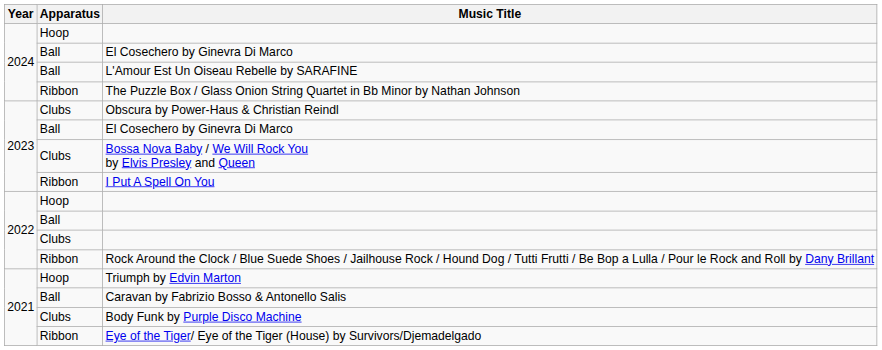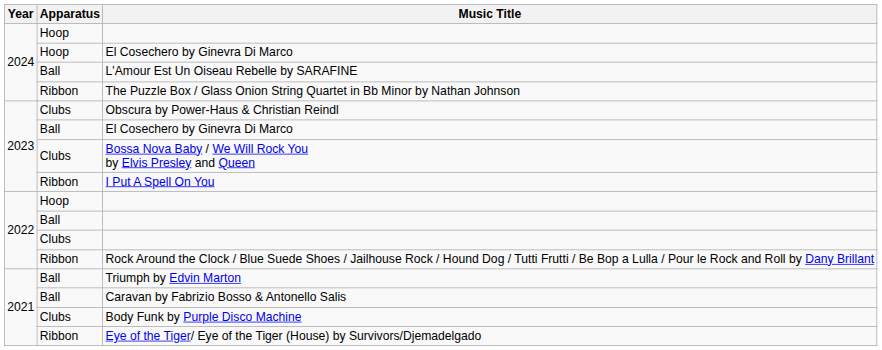(50, 52) Ball -> (54, 52) Hoop
(54, 278) Hoop -> (50, 278) Ball
